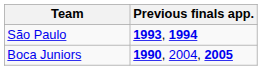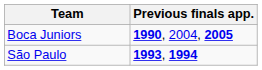rows swapped: (44, 55) <-> (37, 34)
